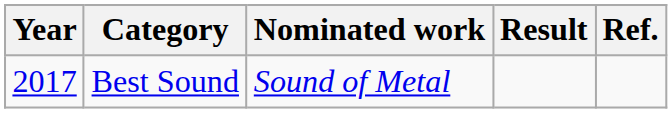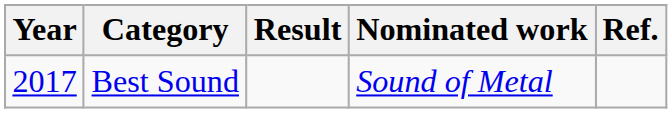columns swapped: (369, 30) <-> (544, 30)
